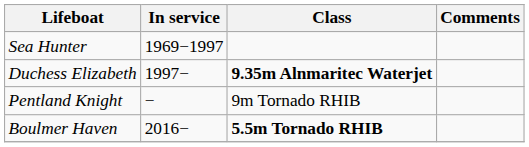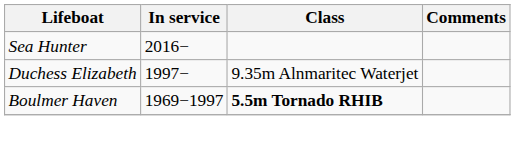(184, 45) 1969−1997 -> (167, 45) 2016−
(332, 73) bold -> (325, 73) normal
- row: (65, 100)
(167, 127) 2016− -> (184, 100) 1969−1997
